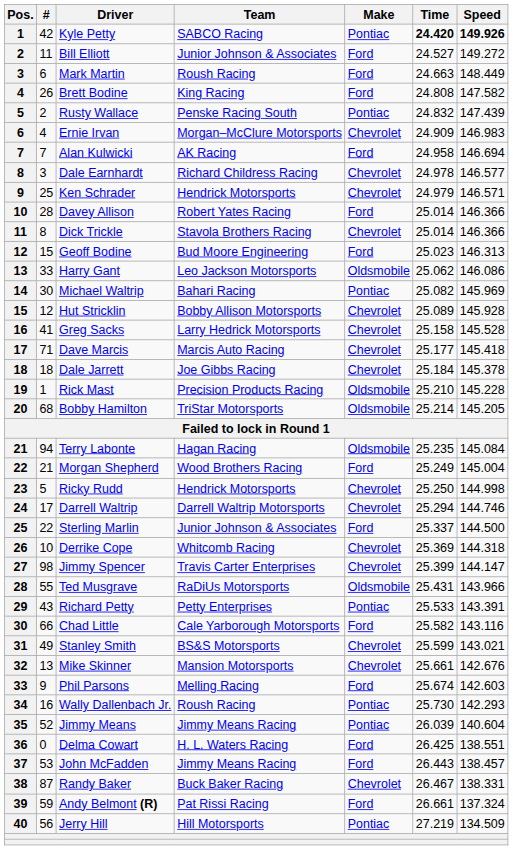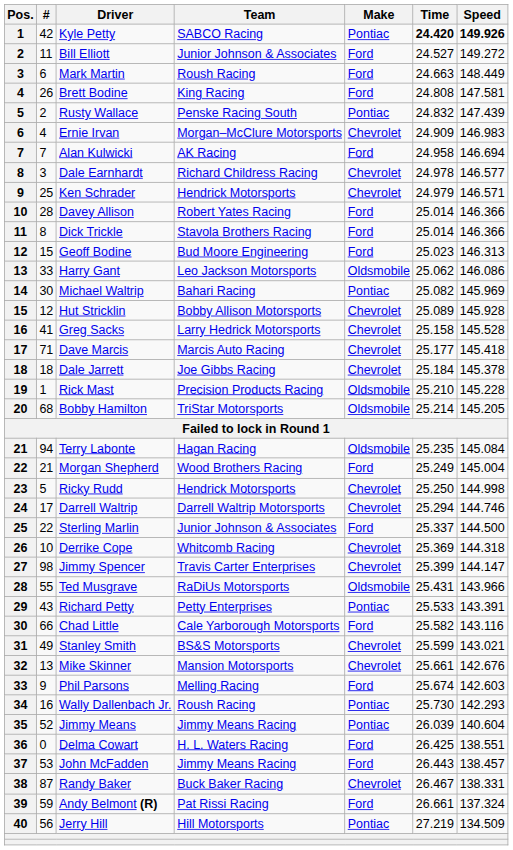(482, 93) 147.582 -> (482, 93) 147.581
(374, 232) Chevrolet -> (361, 232) Ford
